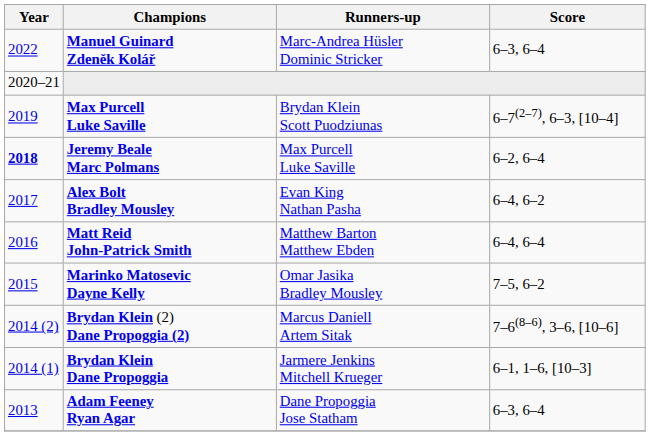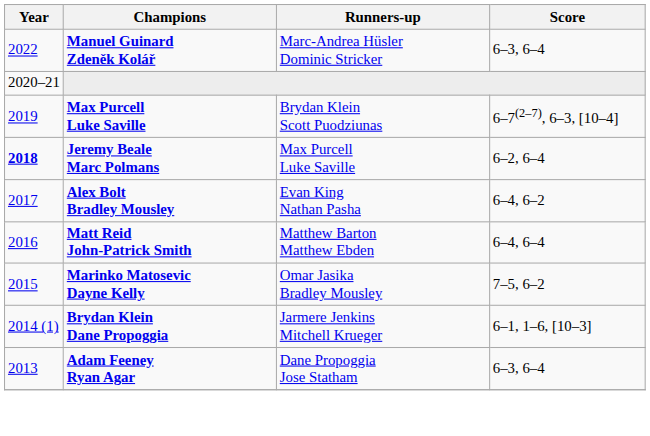- row: (128, 326)
